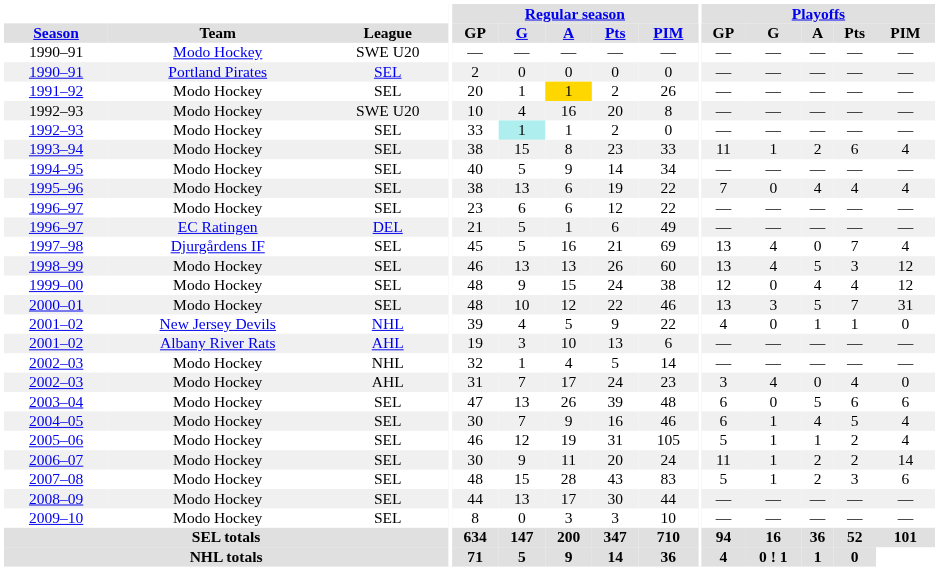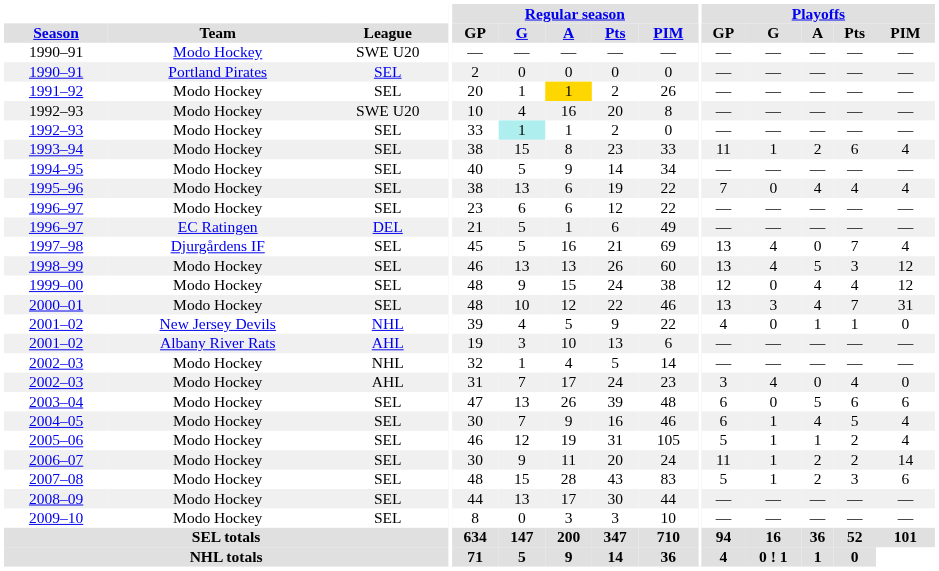(818, 304) 5 -> (818, 304) 4
